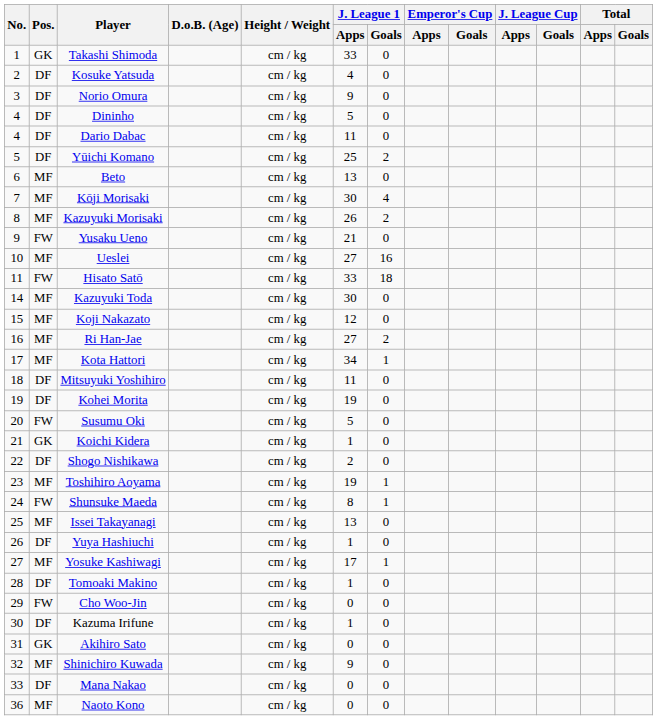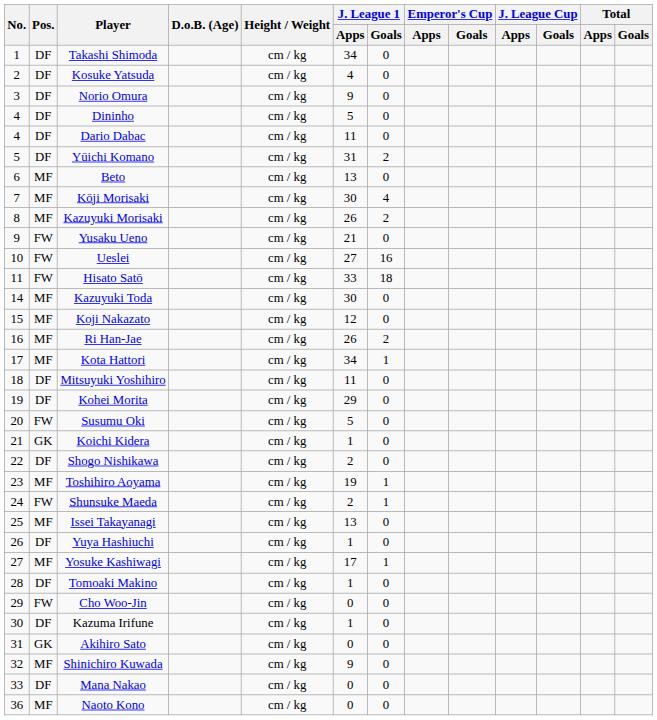(43, 55) GK -> (43, 55) DF
(350, 55) 33 -> (350, 55) 34
(350, 156) 25 -> (350, 156) 31
(43, 258) MF -> (43, 258) FW
(350, 339) 27 -> (350, 339) 26
(350, 400) 19 -> (350, 400) 29
(350, 501) 8 -> (350, 501) 2
